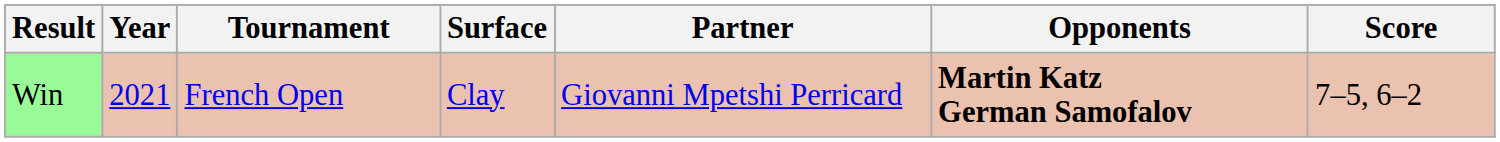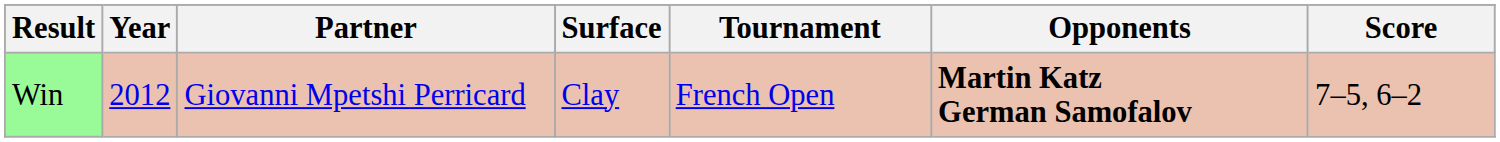columns swapped: (309, 28) <-> (743, 28)
(140, 94) 2021 -> (140, 94) 2012
